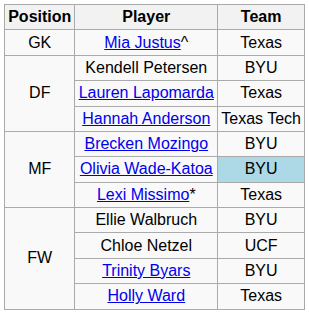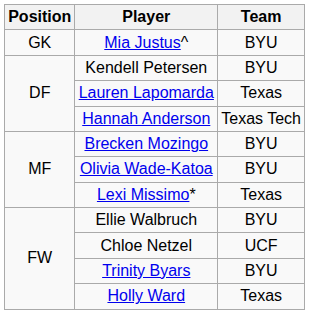(261, 42) Texas -> (261, 42) BYU
(261, 169) lightblue background -> (261, 169) no background
